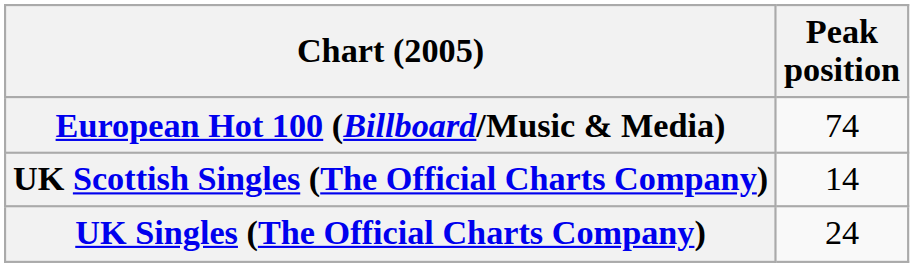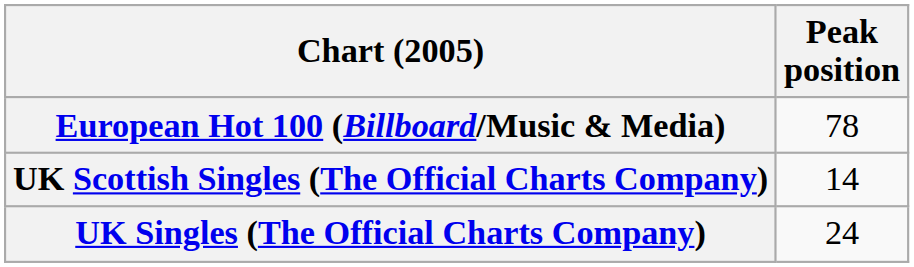(842, 124) 74 -> (842, 124) 78
